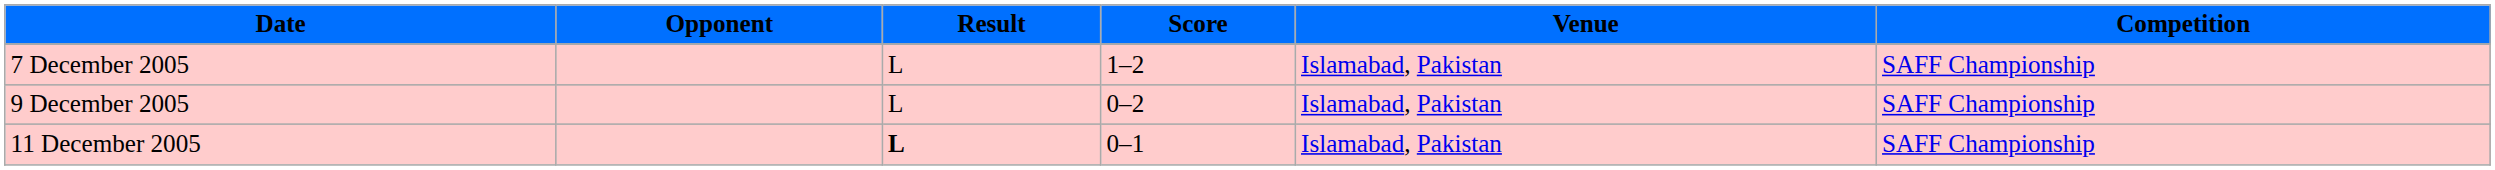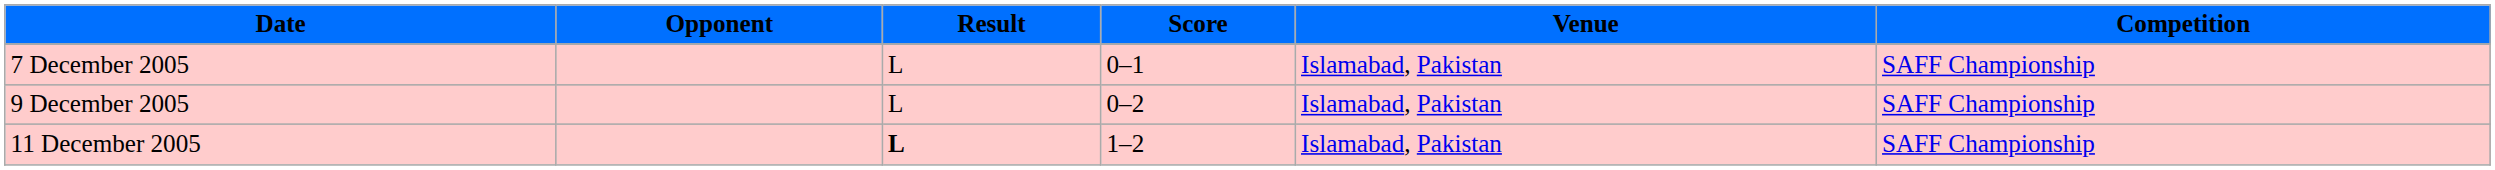(1125, 64) 1–2 -> (1125, 64) 0–1
(1125, 143) 0–1 -> (1125, 143) 1–2
